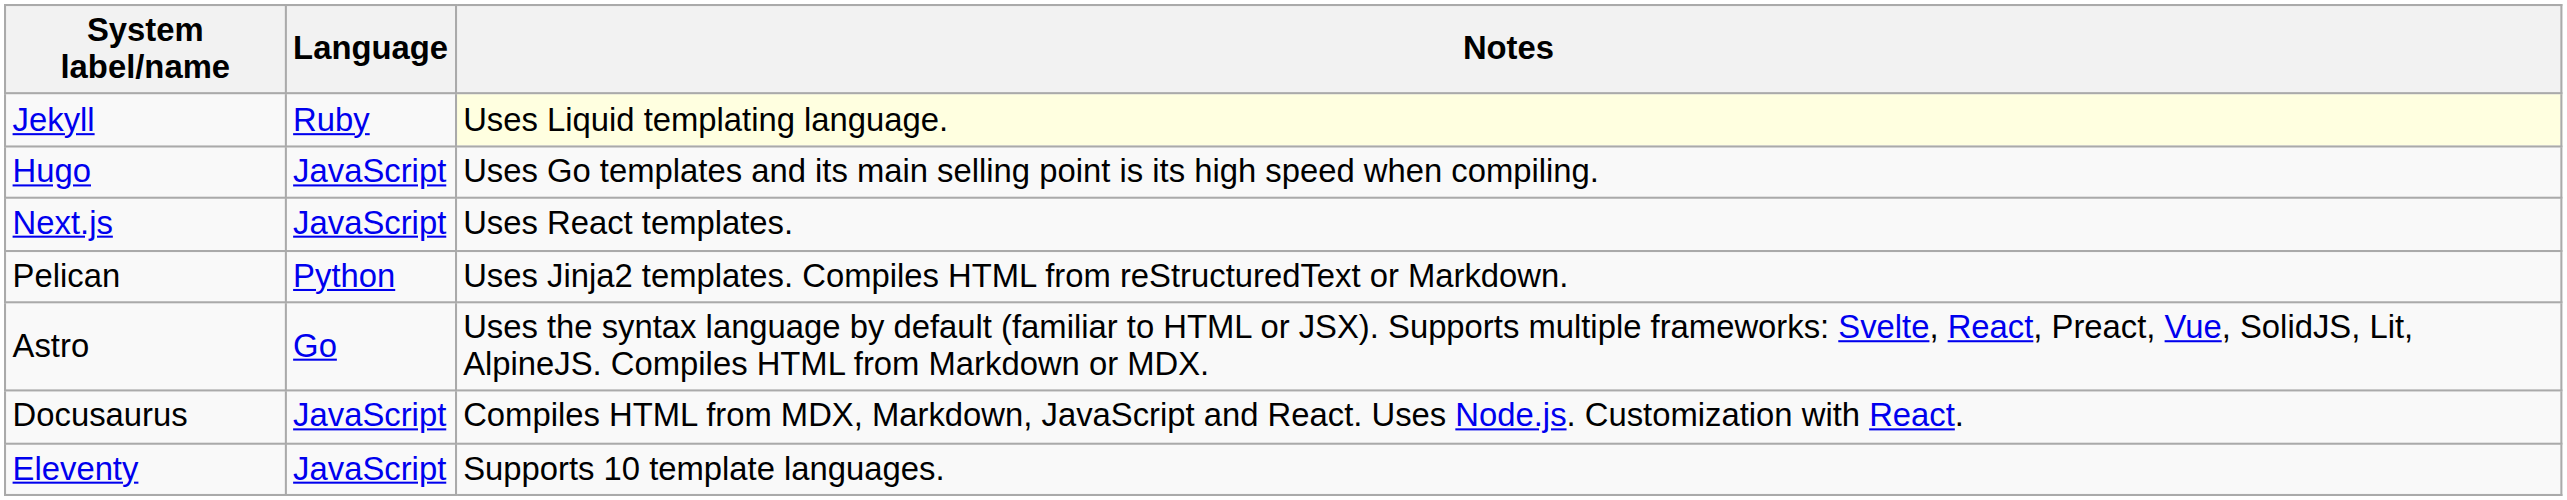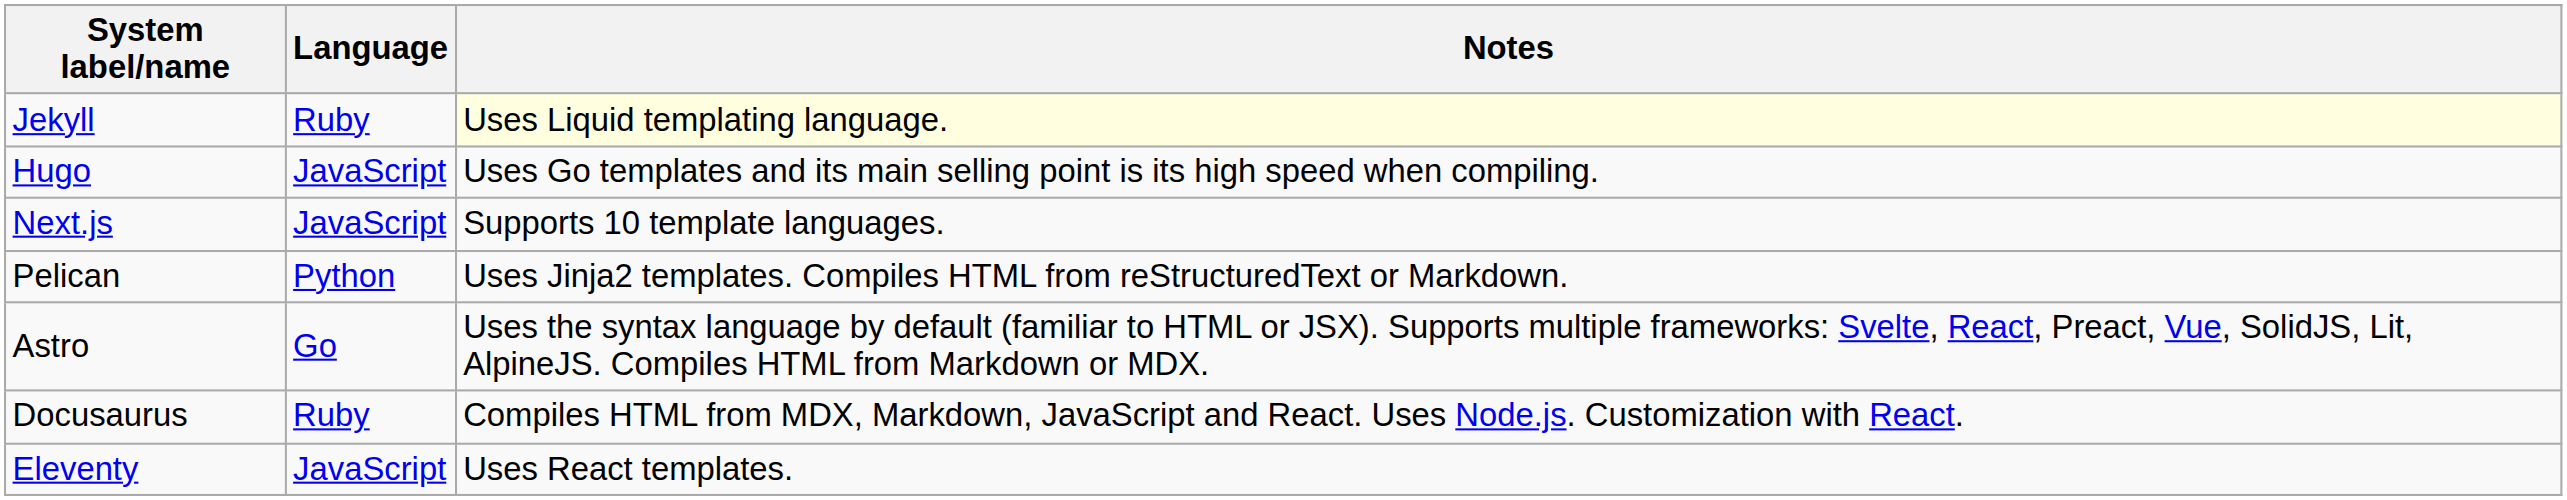(628, 223) Uses React templates. -> (704, 223) Supports 10 template languages.
(370, 416) JavaScript -> (331, 416) Ruby
(704, 468) Supports 10 template languages. -> (628, 468) Uses React templates.
